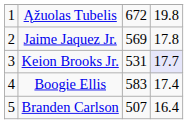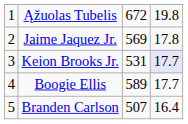(136, 84) 583 -> (136, 84) 589
(166, 84) 17.4 -> (166, 84) 17.7
